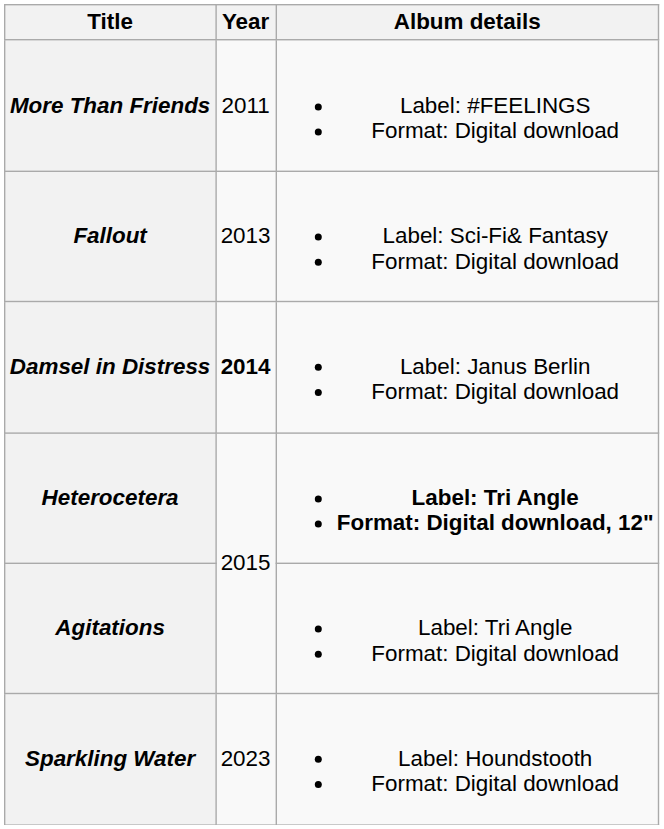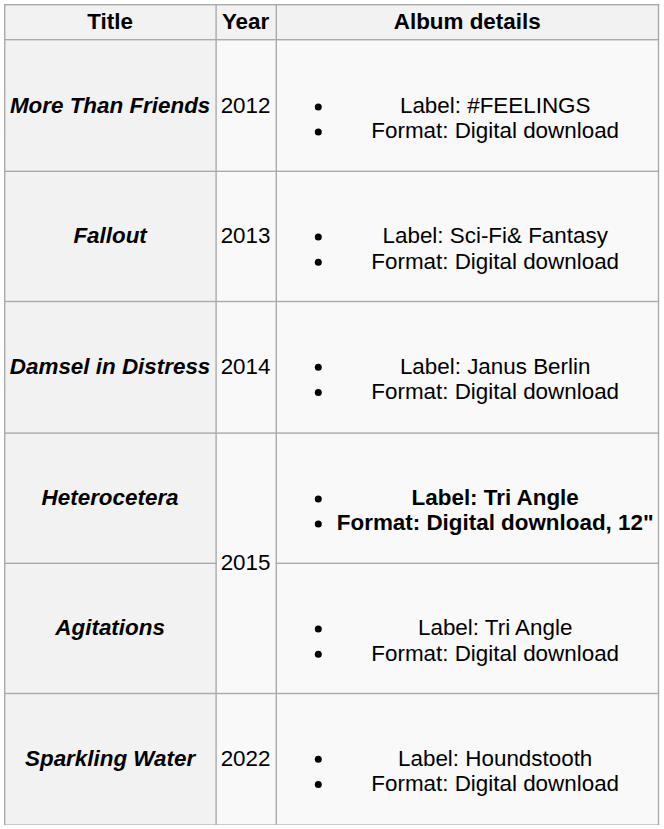(246, 105) 2011 -> (246, 105) 2012
(246, 366) bold -> (246, 366) normal
(246, 759) 2023 -> (246, 759) 2022
